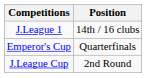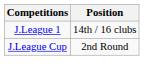- row: (39, 47)
